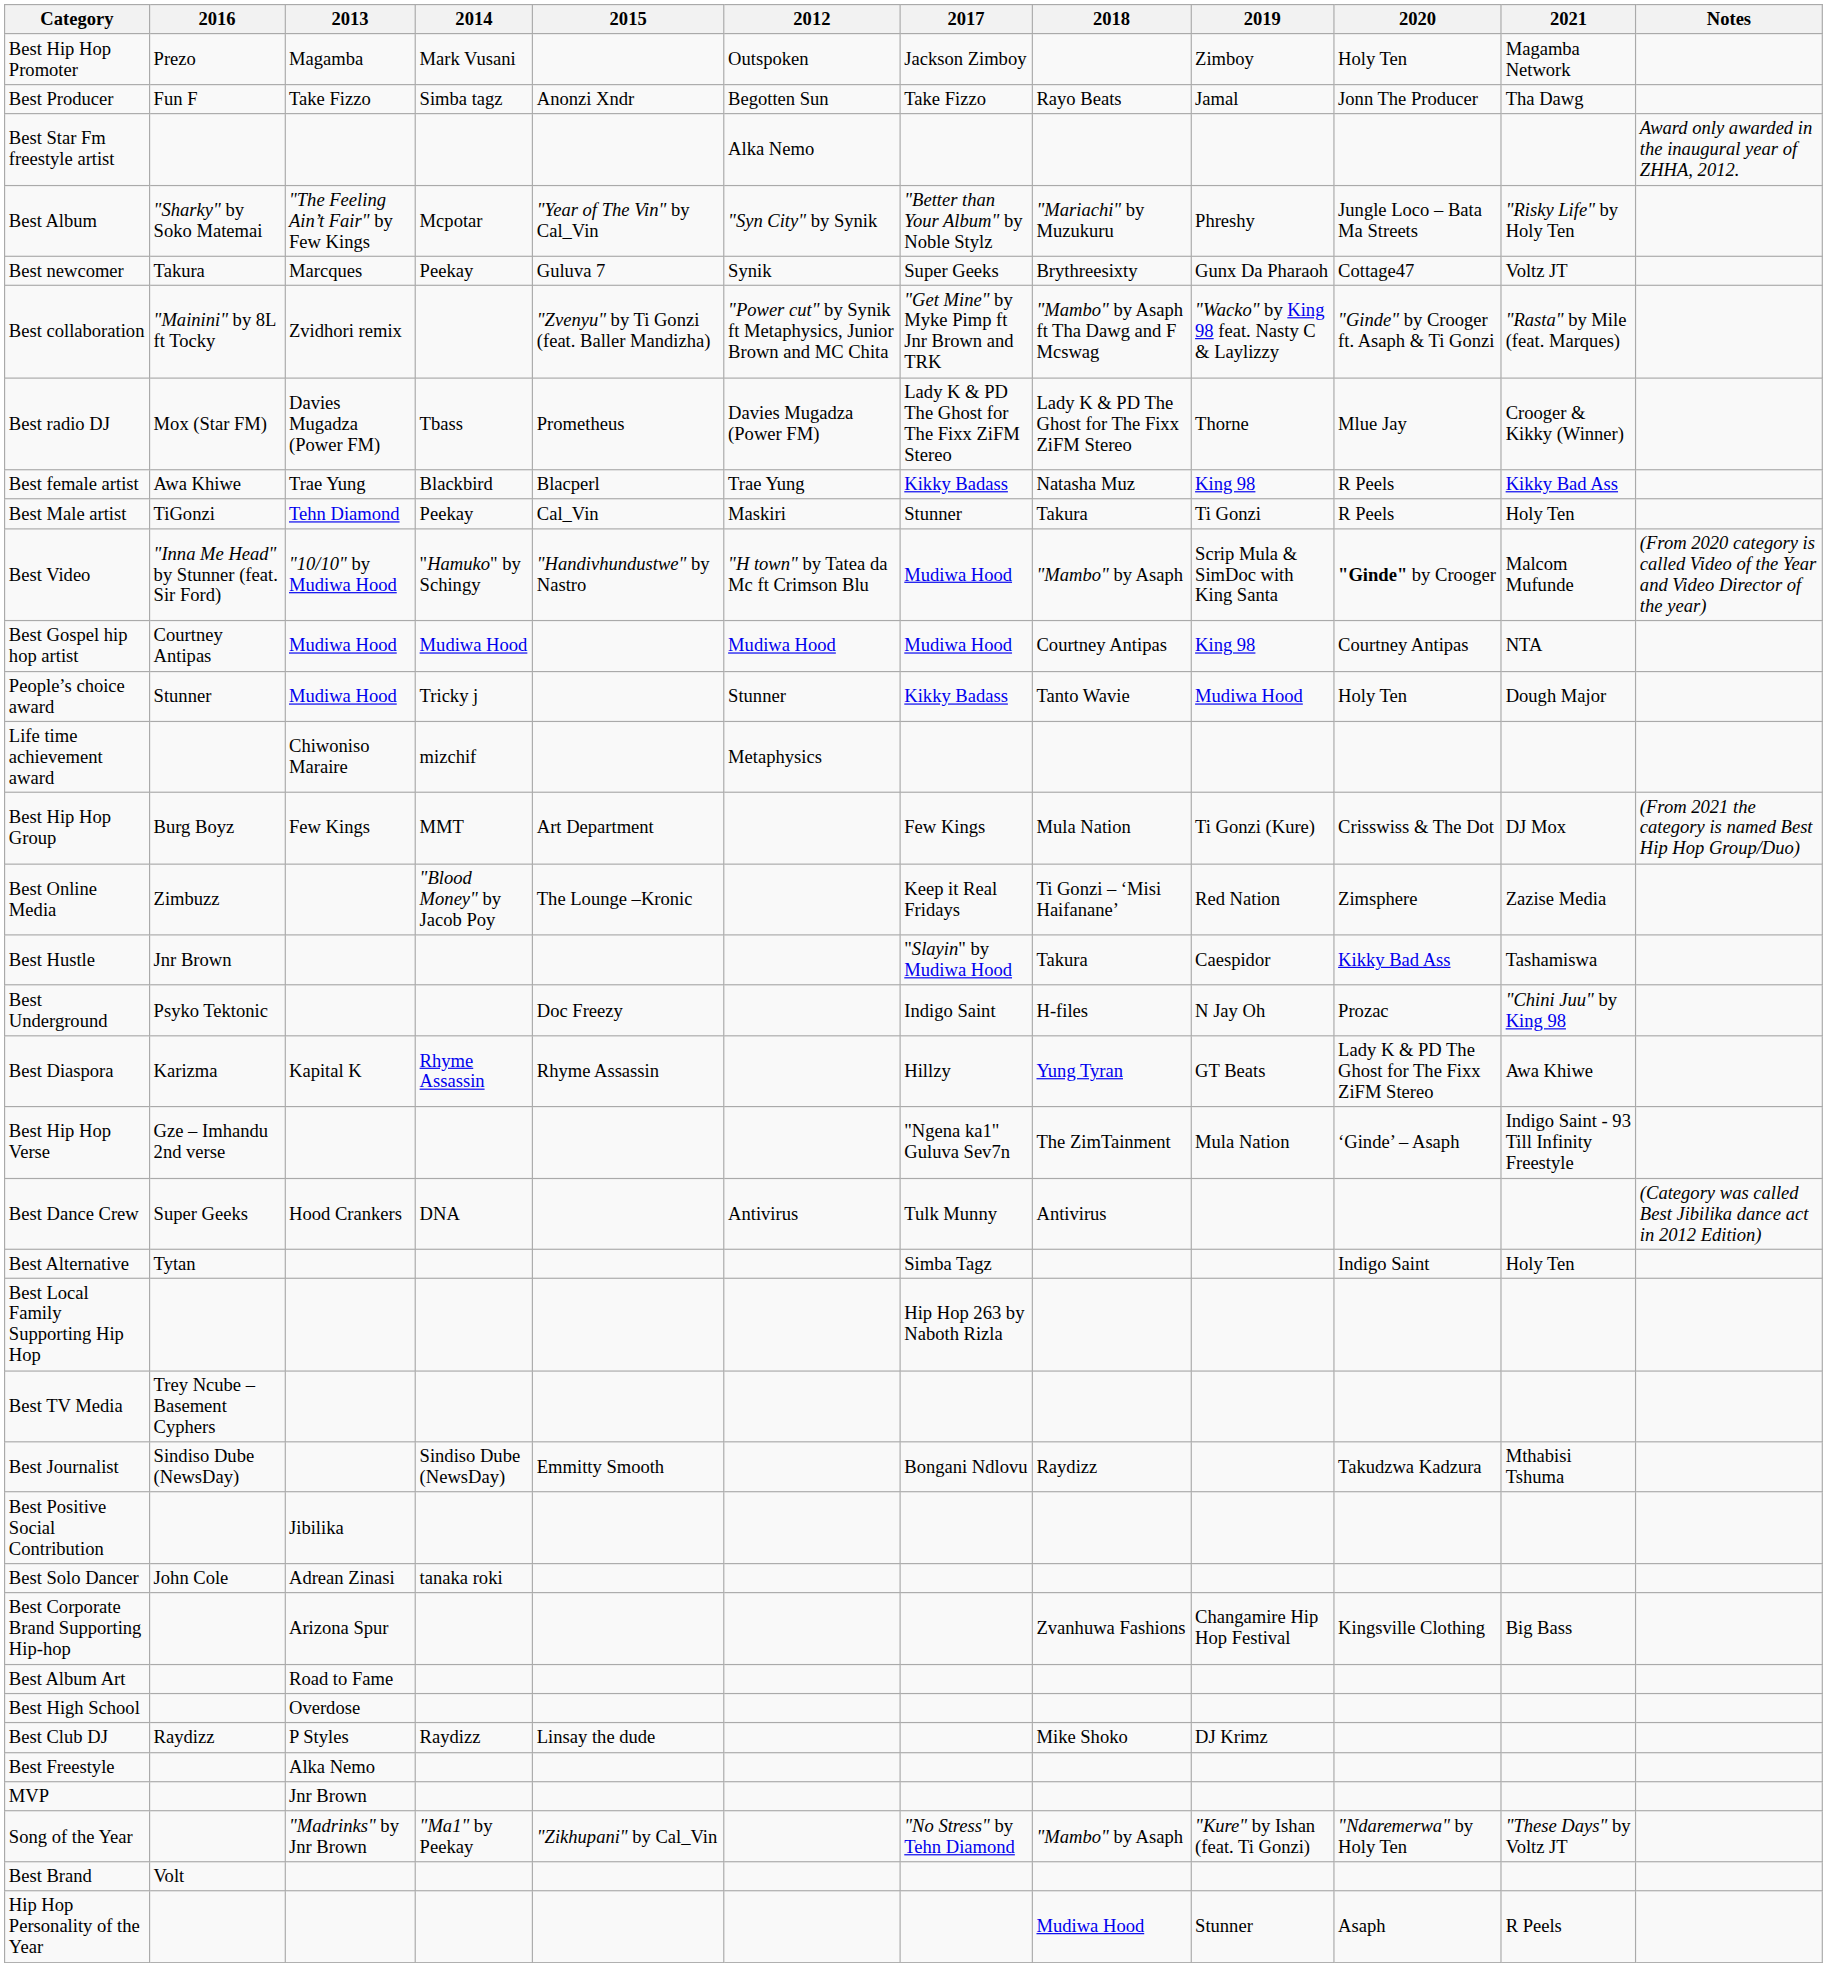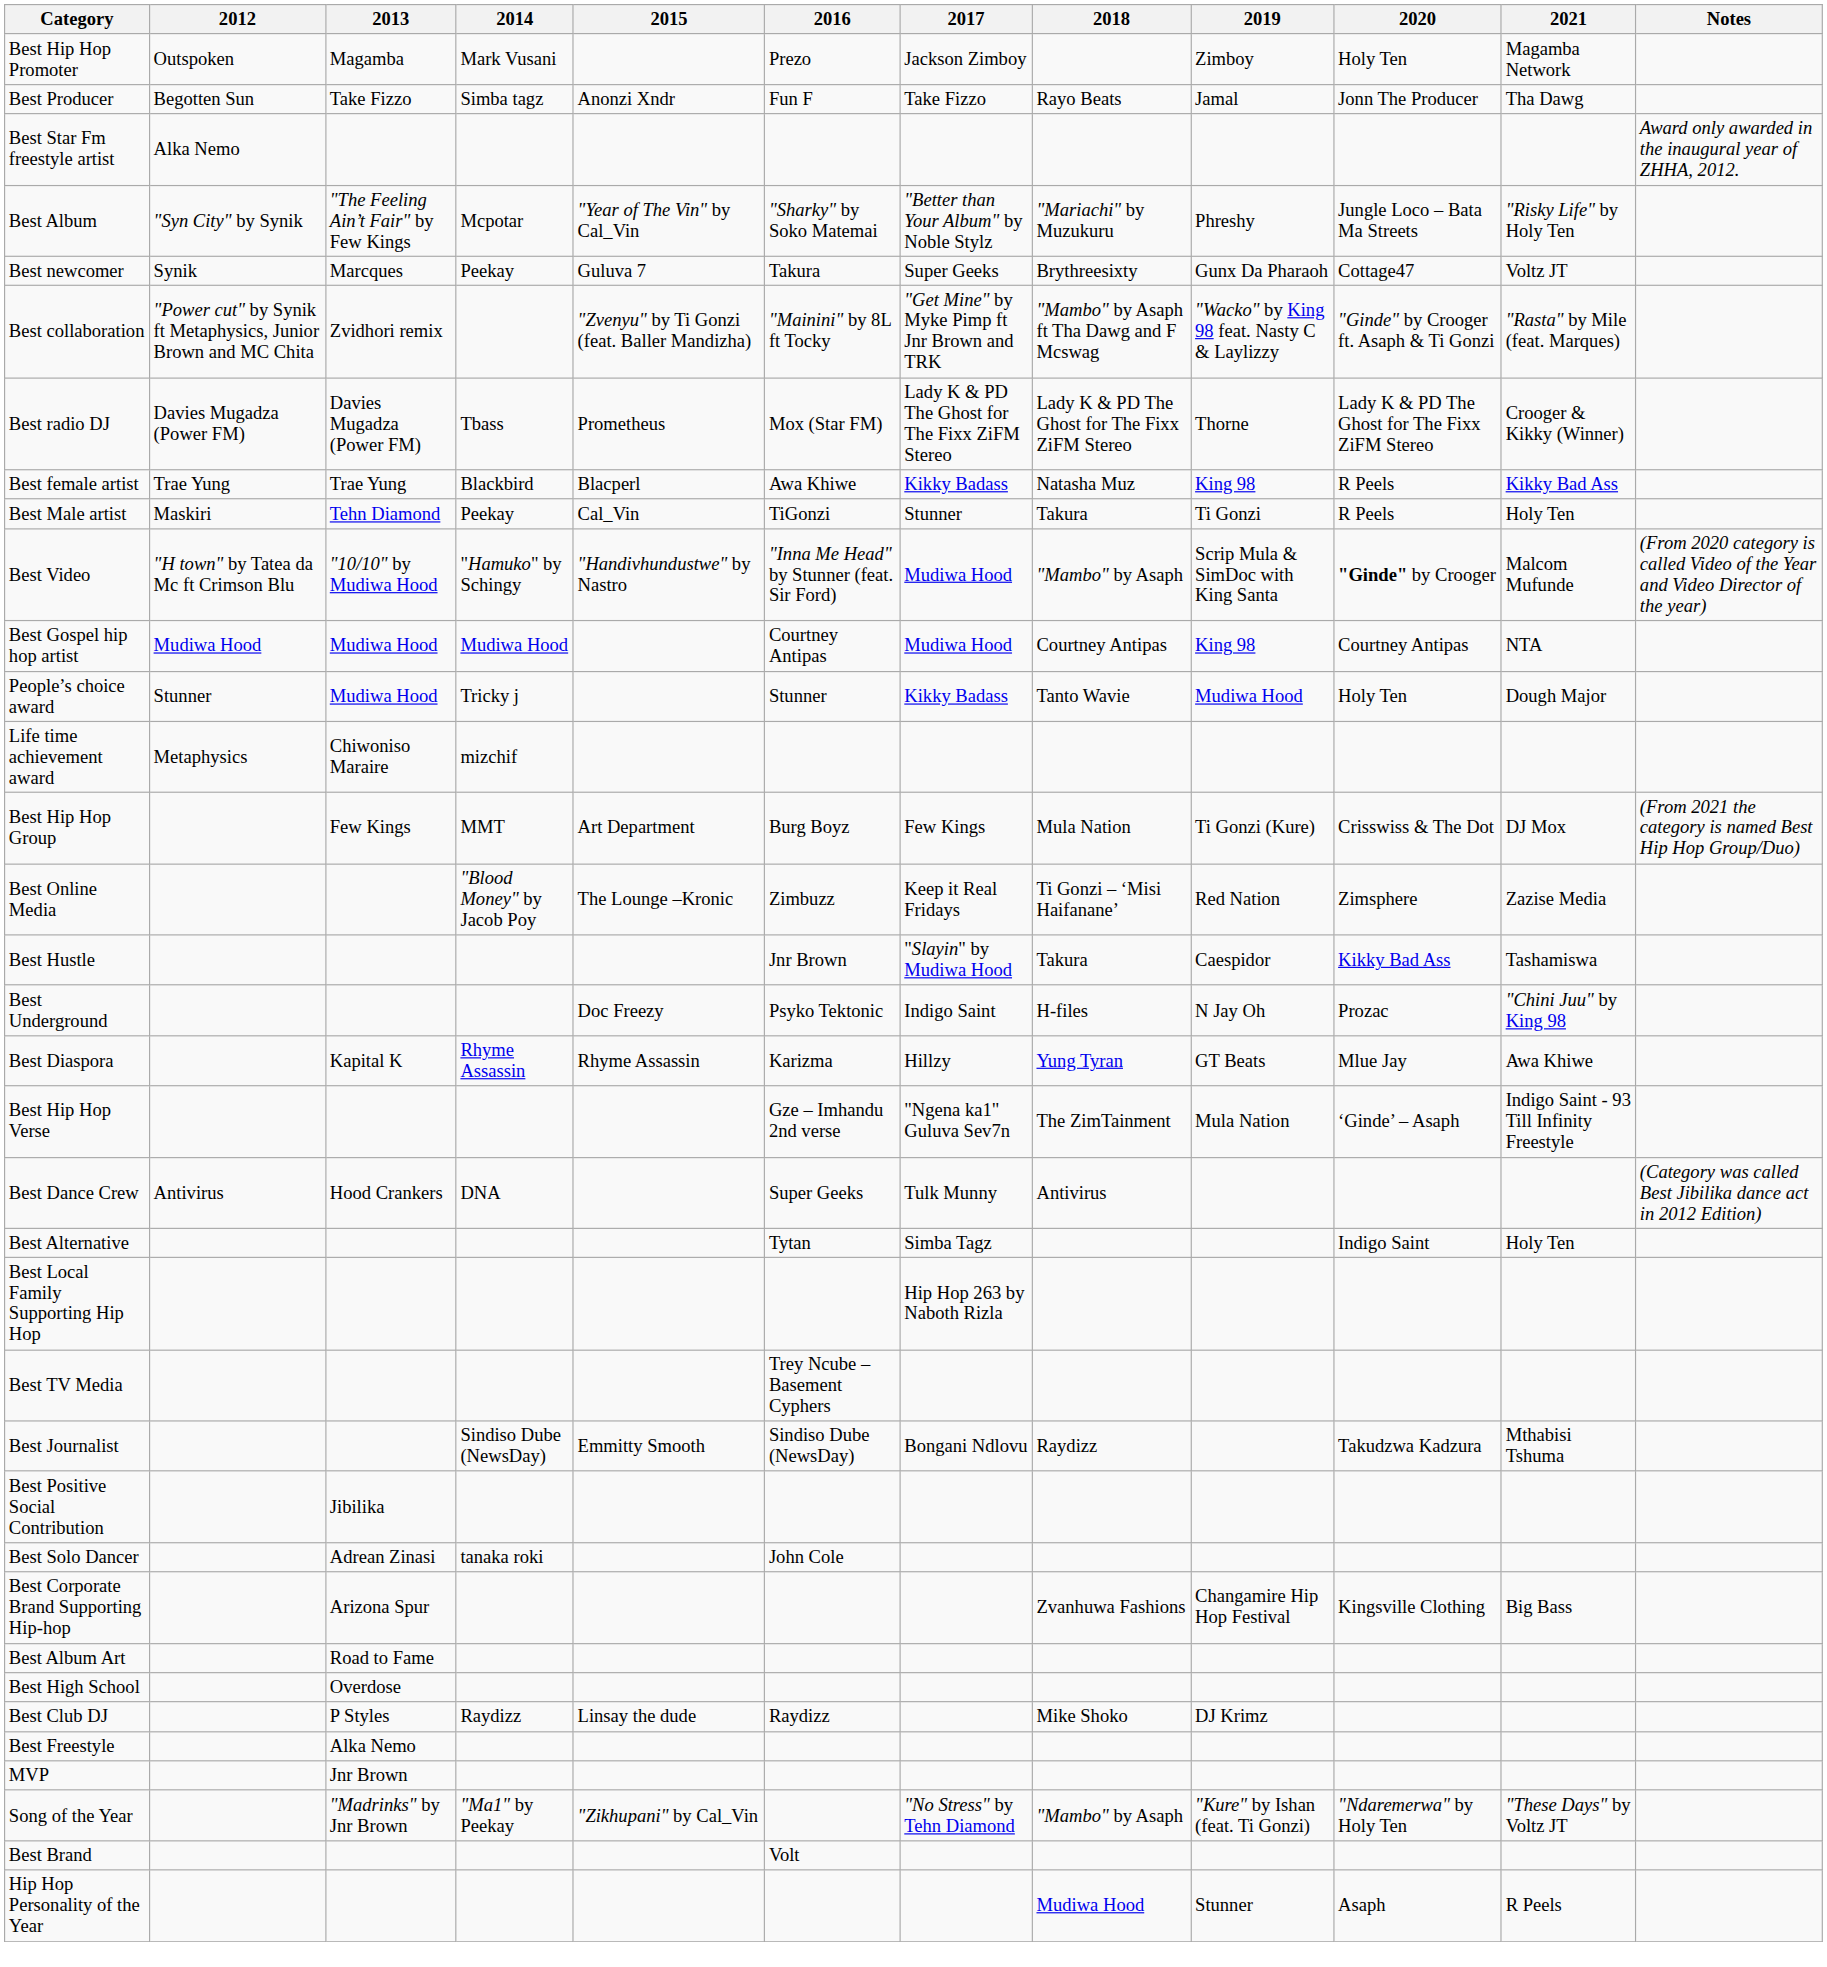columns swapped: (812, 19) <-> (217, 19)
(1372, 423) Mlue Jay -> (1409, 423) Lady K & PD The Ghost for The Fixx ZiFM Stereo
(1409, 1071) Lady K & PD The Ghost for The Fixx ZiFM Stereo -> (1372, 1060) Mlue Jay
